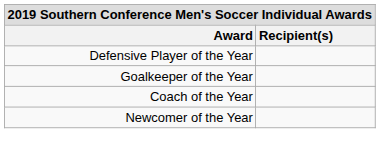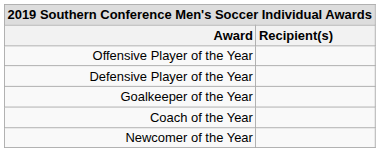+ row: (173, 56)
